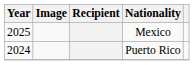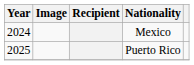(19, 32) 2025 -> (19, 32) 2024
(19, 50) 2024 -> (19, 50) 2025
